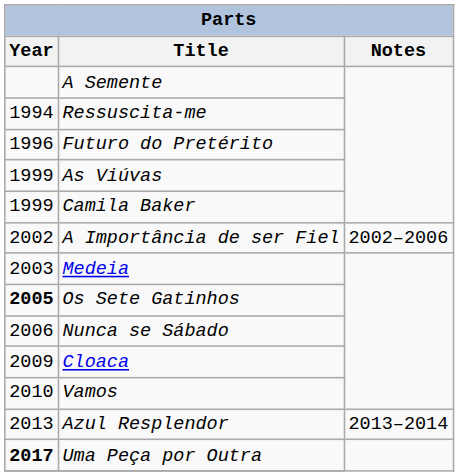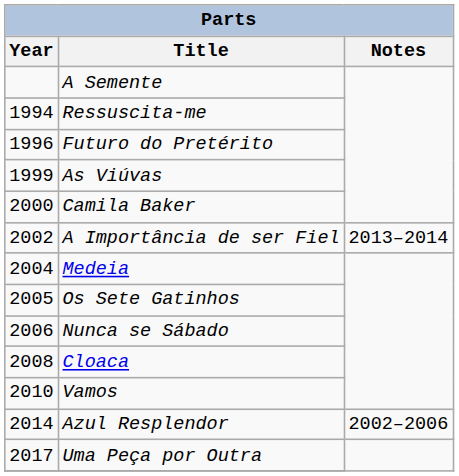(31, 206) 1999 -> (31, 206) 2000
(398, 237) 2002–2006 -> (398, 237) 2013–2014
(31, 268) 2003 -> (31, 268) 2004
(31, 300) bold -> (31, 300) normal
(31, 362) 2009 -> (31, 362) 2008
(31, 424) 2013 -> (31, 424) 2014
(398, 424) 2013–2014 -> (398, 424) 2002–2006
(31, 455) bold -> (31, 455) normal
